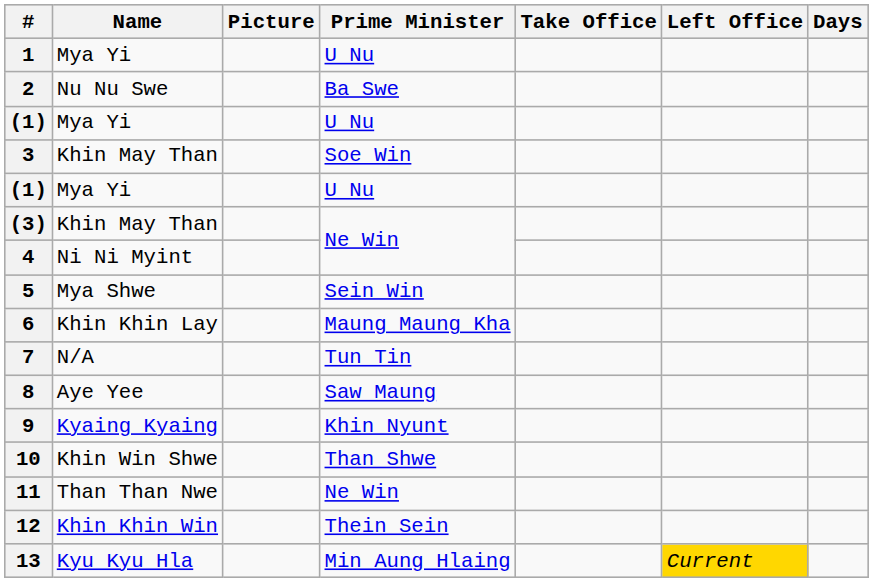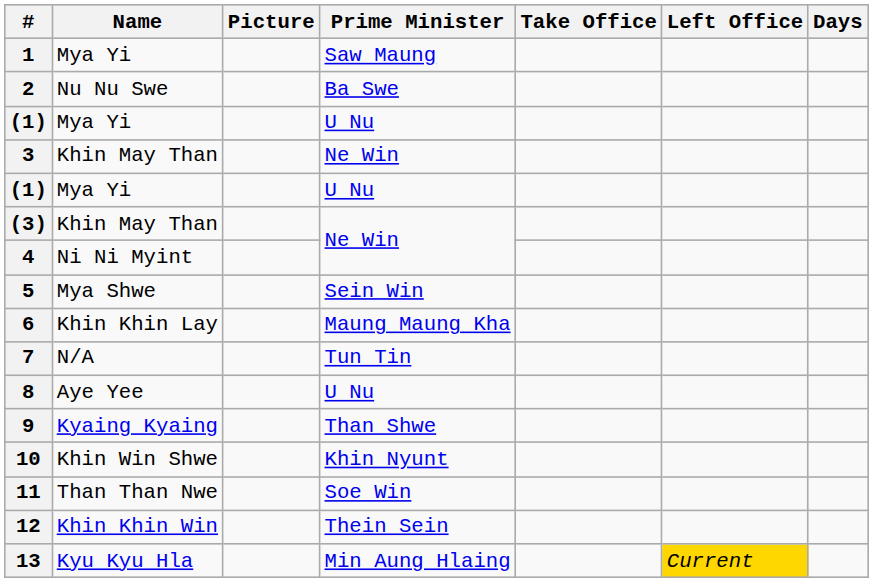(349, 55) U Nu -> (380, 55) Saw Maung
(368, 156) Soe Win -> (362, 156) Ne Win
(380, 392) Saw Maung -> (349, 392) U Nu
(387, 426) Khin Nyunt -> (380, 426) Than Shwe
(380, 460) Than Shwe -> (387, 460) Khin Nyunt
(362, 493) Ne Win -> (368, 493) Soe Win
